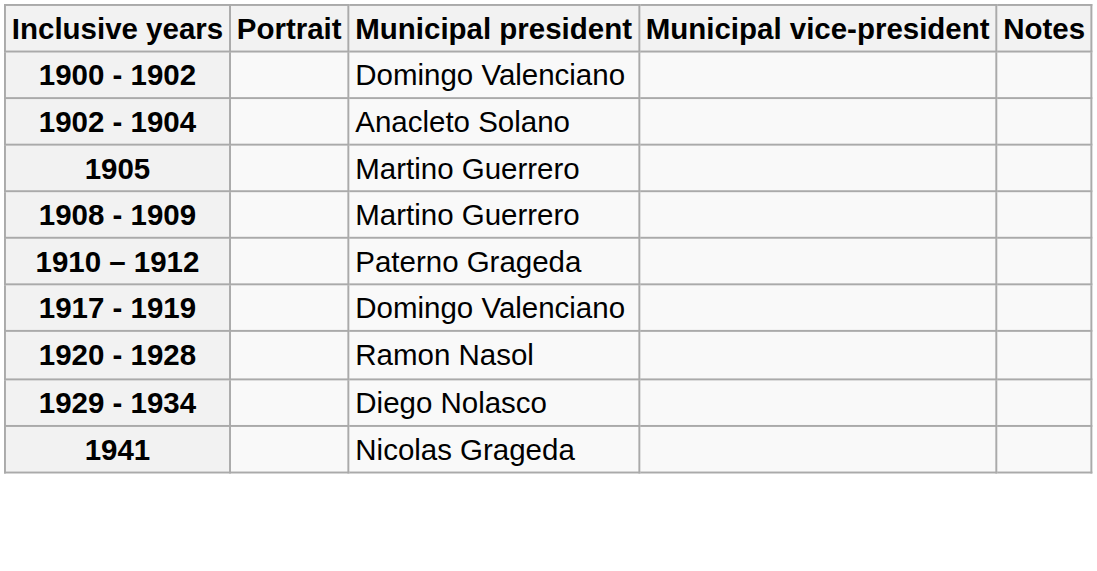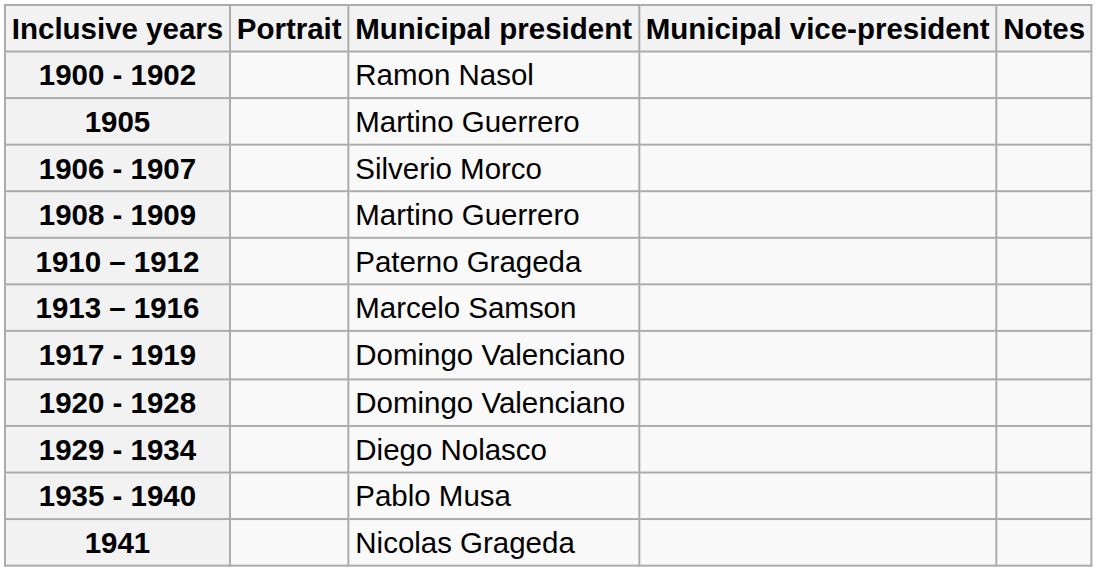(490, 75) Domingo Valenciano -> (445, 75) Ramon Nasol
- row: (117, 122)
+ row: (117, 169)
+ row: (117, 309)
(445, 355) Ramon Nasol -> (490, 402) Domingo Valenciano
+ row: (117, 495)
